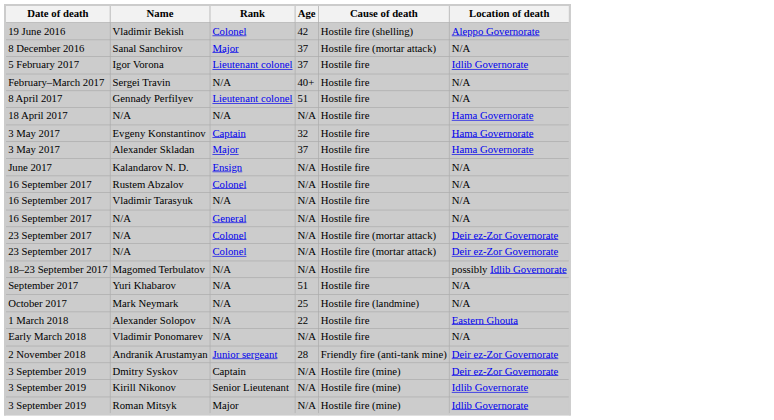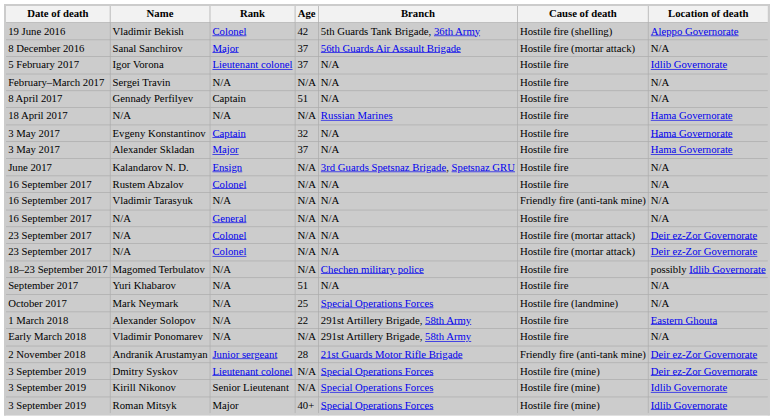+ column: (418, 14)
(306, 82) 40+ -> (307, 82) N/A
(252, 99) Lieutenant colonel -> (229, 99) Captain
(345, 201) Hostile fire -> (583, 201) Friendly fire (anti-tank mine)
(229, 371) Captain -> (252, 371) Lieutenant colonel
(307, 405) N/A -> (306, 405) 40+
